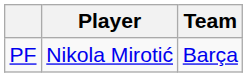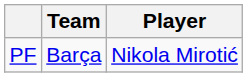columns swapped: (110, 21) <-> (210, 21)
